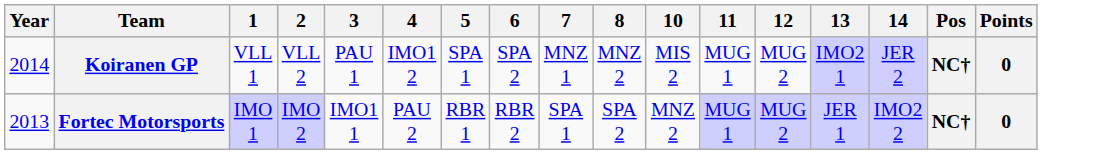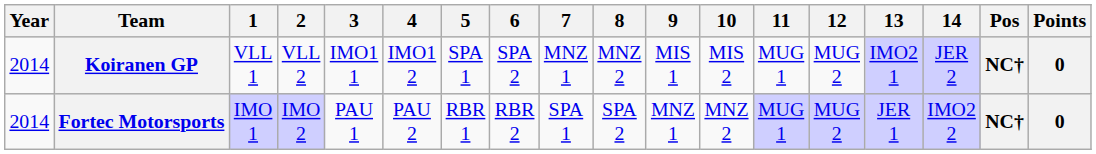+ column: (673, 20)
(354, 64) PAU 1 -> (354, 64) IMO1 1
(29, 121) 2013 -> (29, 121) 2014
(354, 121) IMO1 1 -> (354, 121) PAU 1
